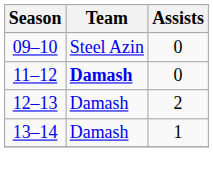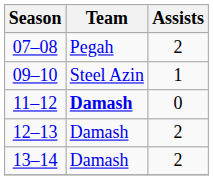+ row: (35, 47)
(178, 47) 0 -> (178, 75) 1
(178, 132) 1 -> (178, 160) 2
